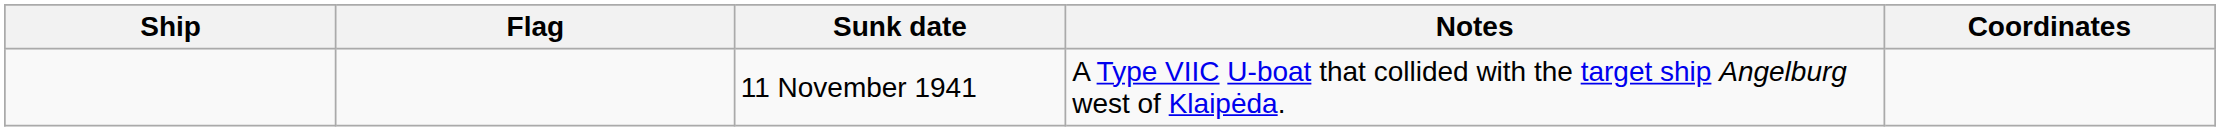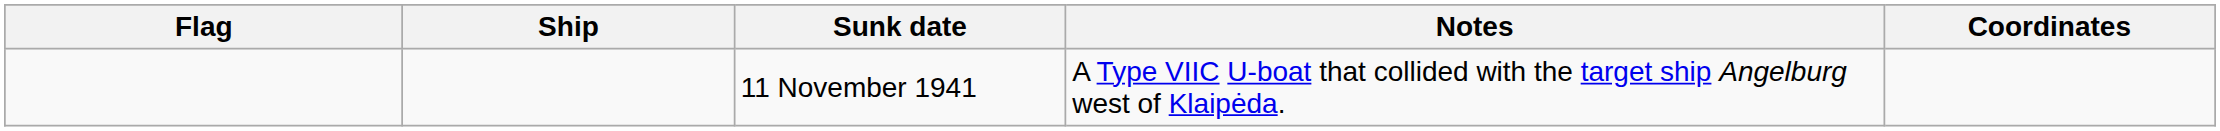columns swapped: (171, 26) <-> (535, 26)
